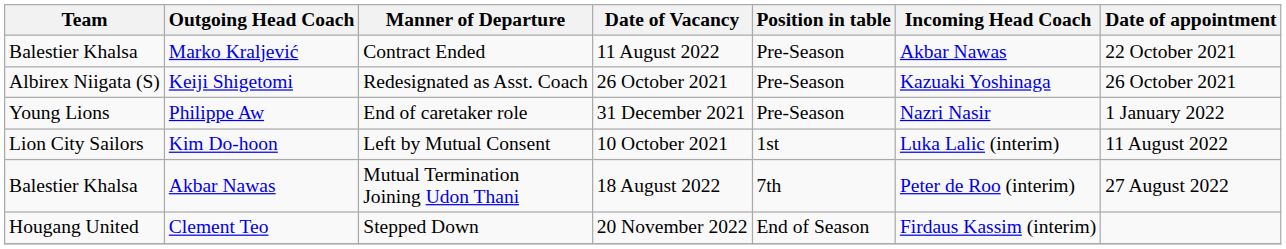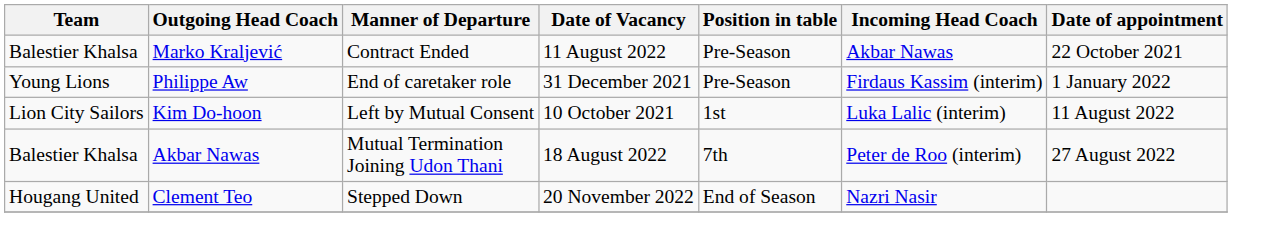- row: (231, 81)
(945, 112) Nazri Nasir -> (944, 81) Firdaus Kassim (interim)
(998, 227) Firdaus Kassim (interim) -> (892, 196) Nazri Nasir
